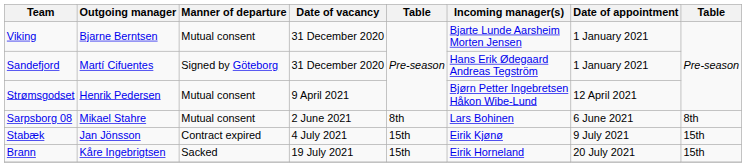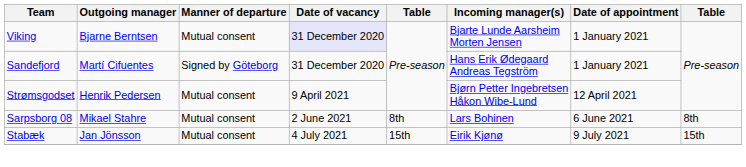(338, 36) no background -> (338, 36) lavender background
(221, 136) Contract expired -> (218, 136) Mutual consent
- row: (21, 153)
